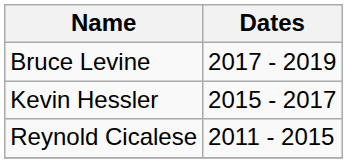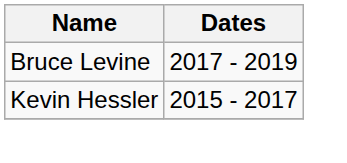- row: (104, 137)
